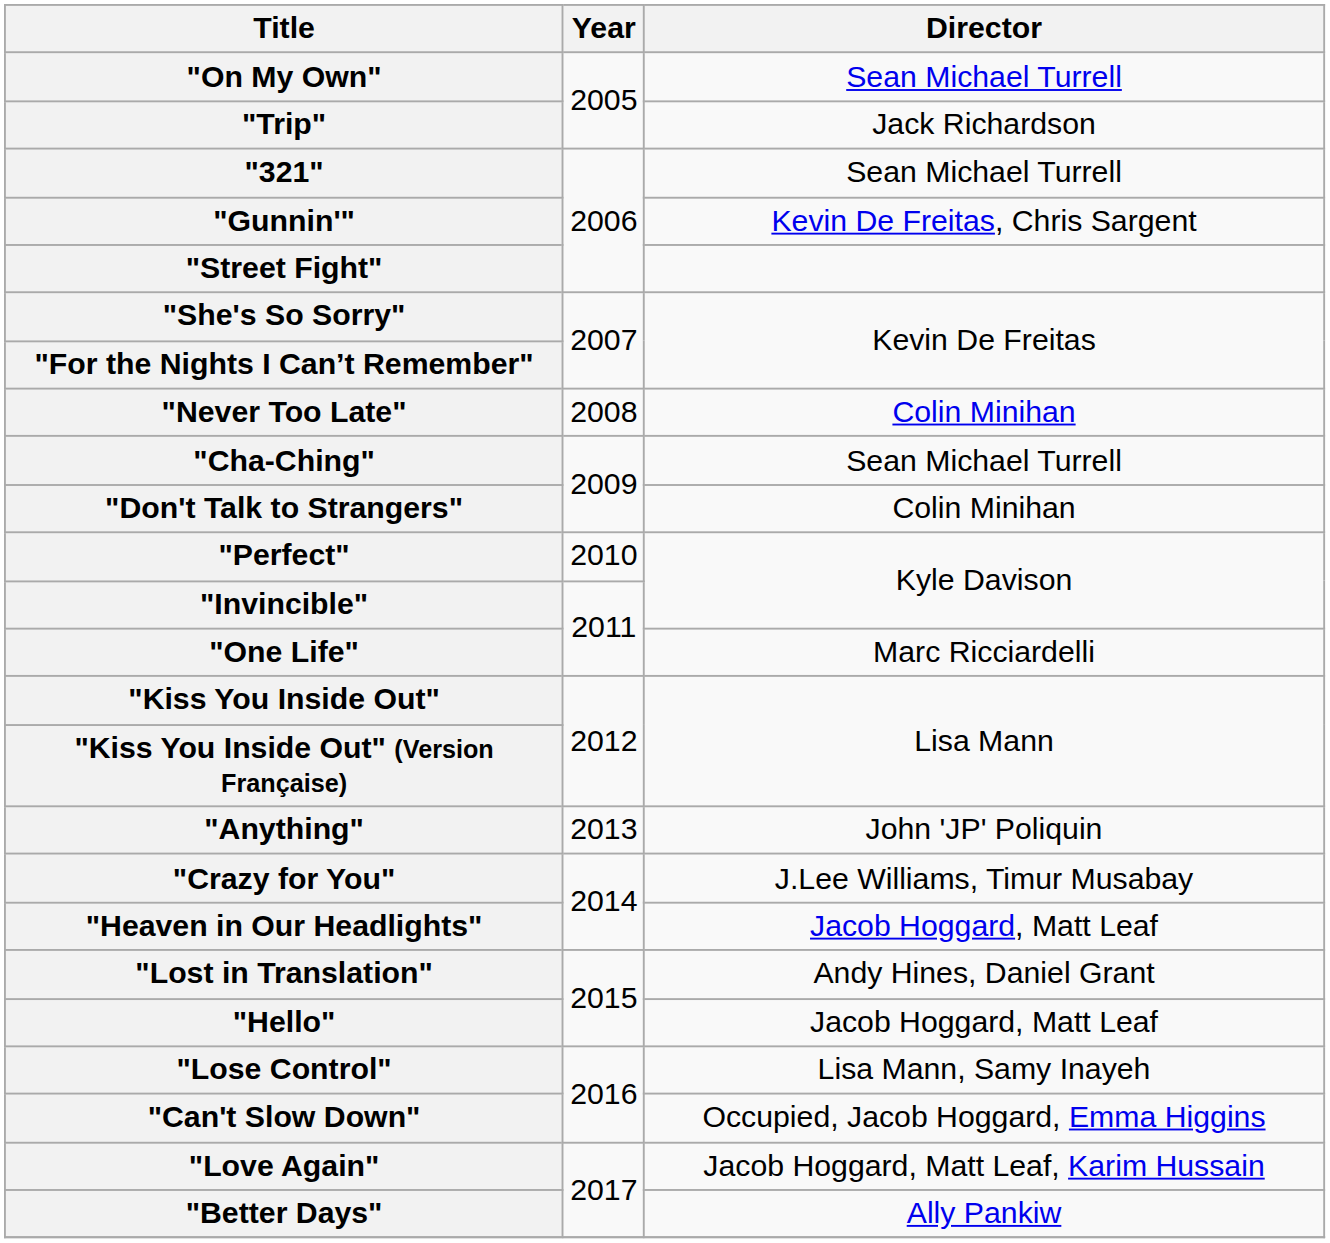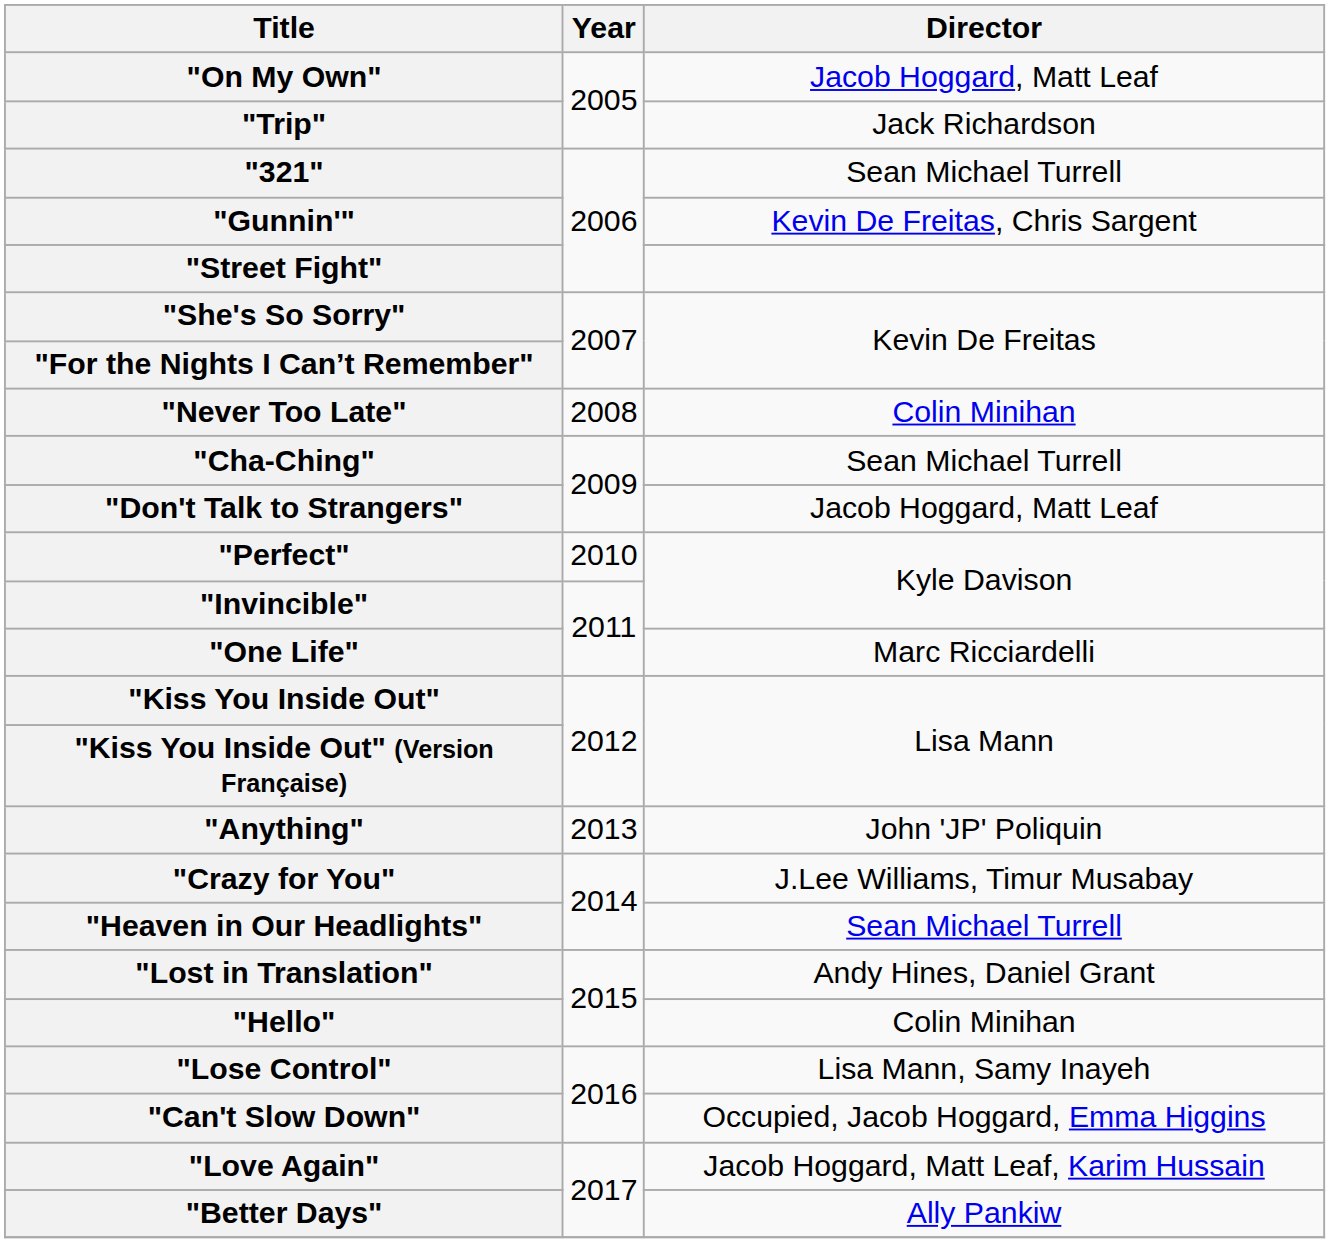(984, 76) Sean Michael Turrell -> (984, 76) Jacob Hoggard, Matt Leaf
(984, 508) Colin Minihan -> (984, 508) Jacob Hoggard, Matt Leaf
(984, 925) Jacob Hoggard, Matt Leaf -> (984, 925) Sean Michael Turrell
(984, 1021) Jacob Hoggard, Matt Leaf -> (984, 1021) Colin Minihan
